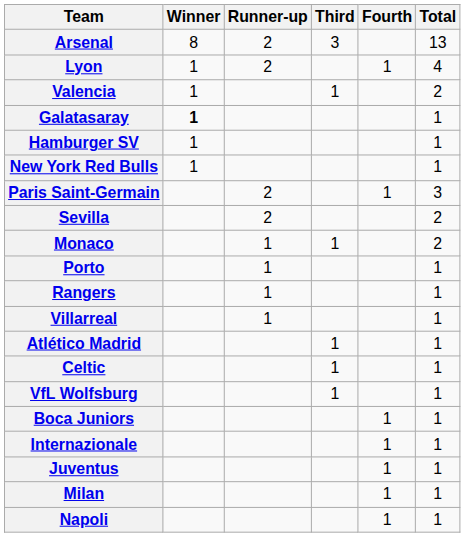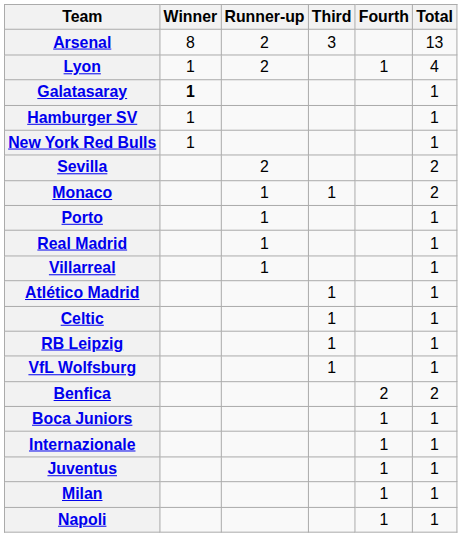- row: (84, 92)
- row: (84, 192)
- row: (84, 293)
+ row: (82, 243)
+ row: (82, 343)
+ row: (82, 393)
